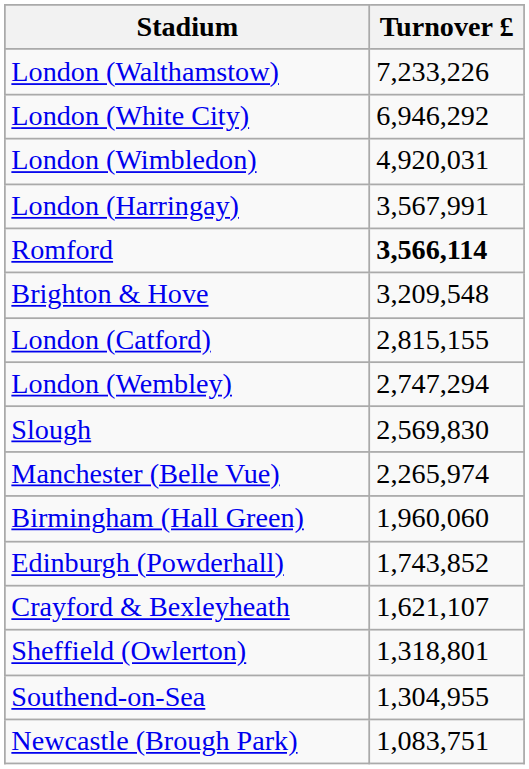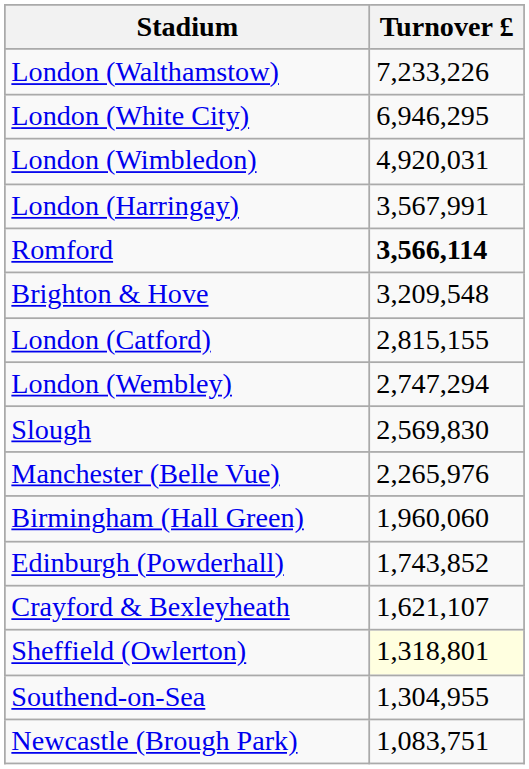(433, 116) 6,946,292 -> (433, 116) 6,946,295
(433, 473) 2,265,974 -> (433, 473) 2,265,976
(433, 652) no background -> (433, 652) lightyellow background
